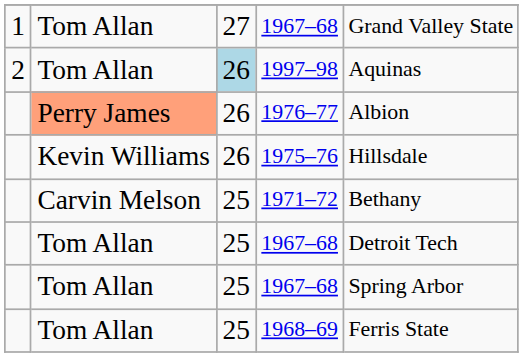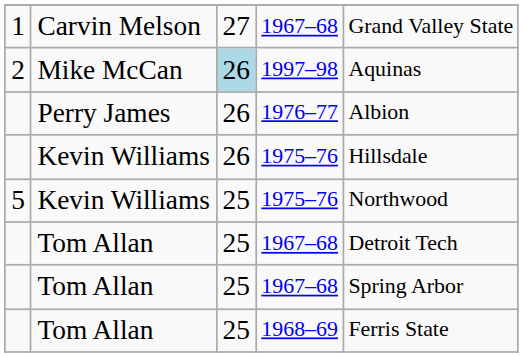(95, 26) Tom Allan -> (119, 26) Carvin Melson
(95, 69) Tom Allan -> (110, 69) Mike McCan
(104, 112) lightsalmon background -> (104, 112) no background
+ row: (18, 199)
- row: (18, 200)
